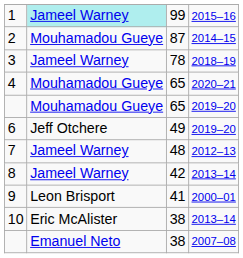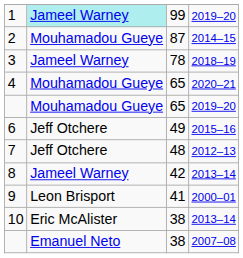(214, 16) 2015–16 -> (214, 16) 2019–20
(214, 129) 2019–20 -> (214, 129) 2015–16
(79, 151) Jameel Warney -> (69, 151) Jeff Otchere
